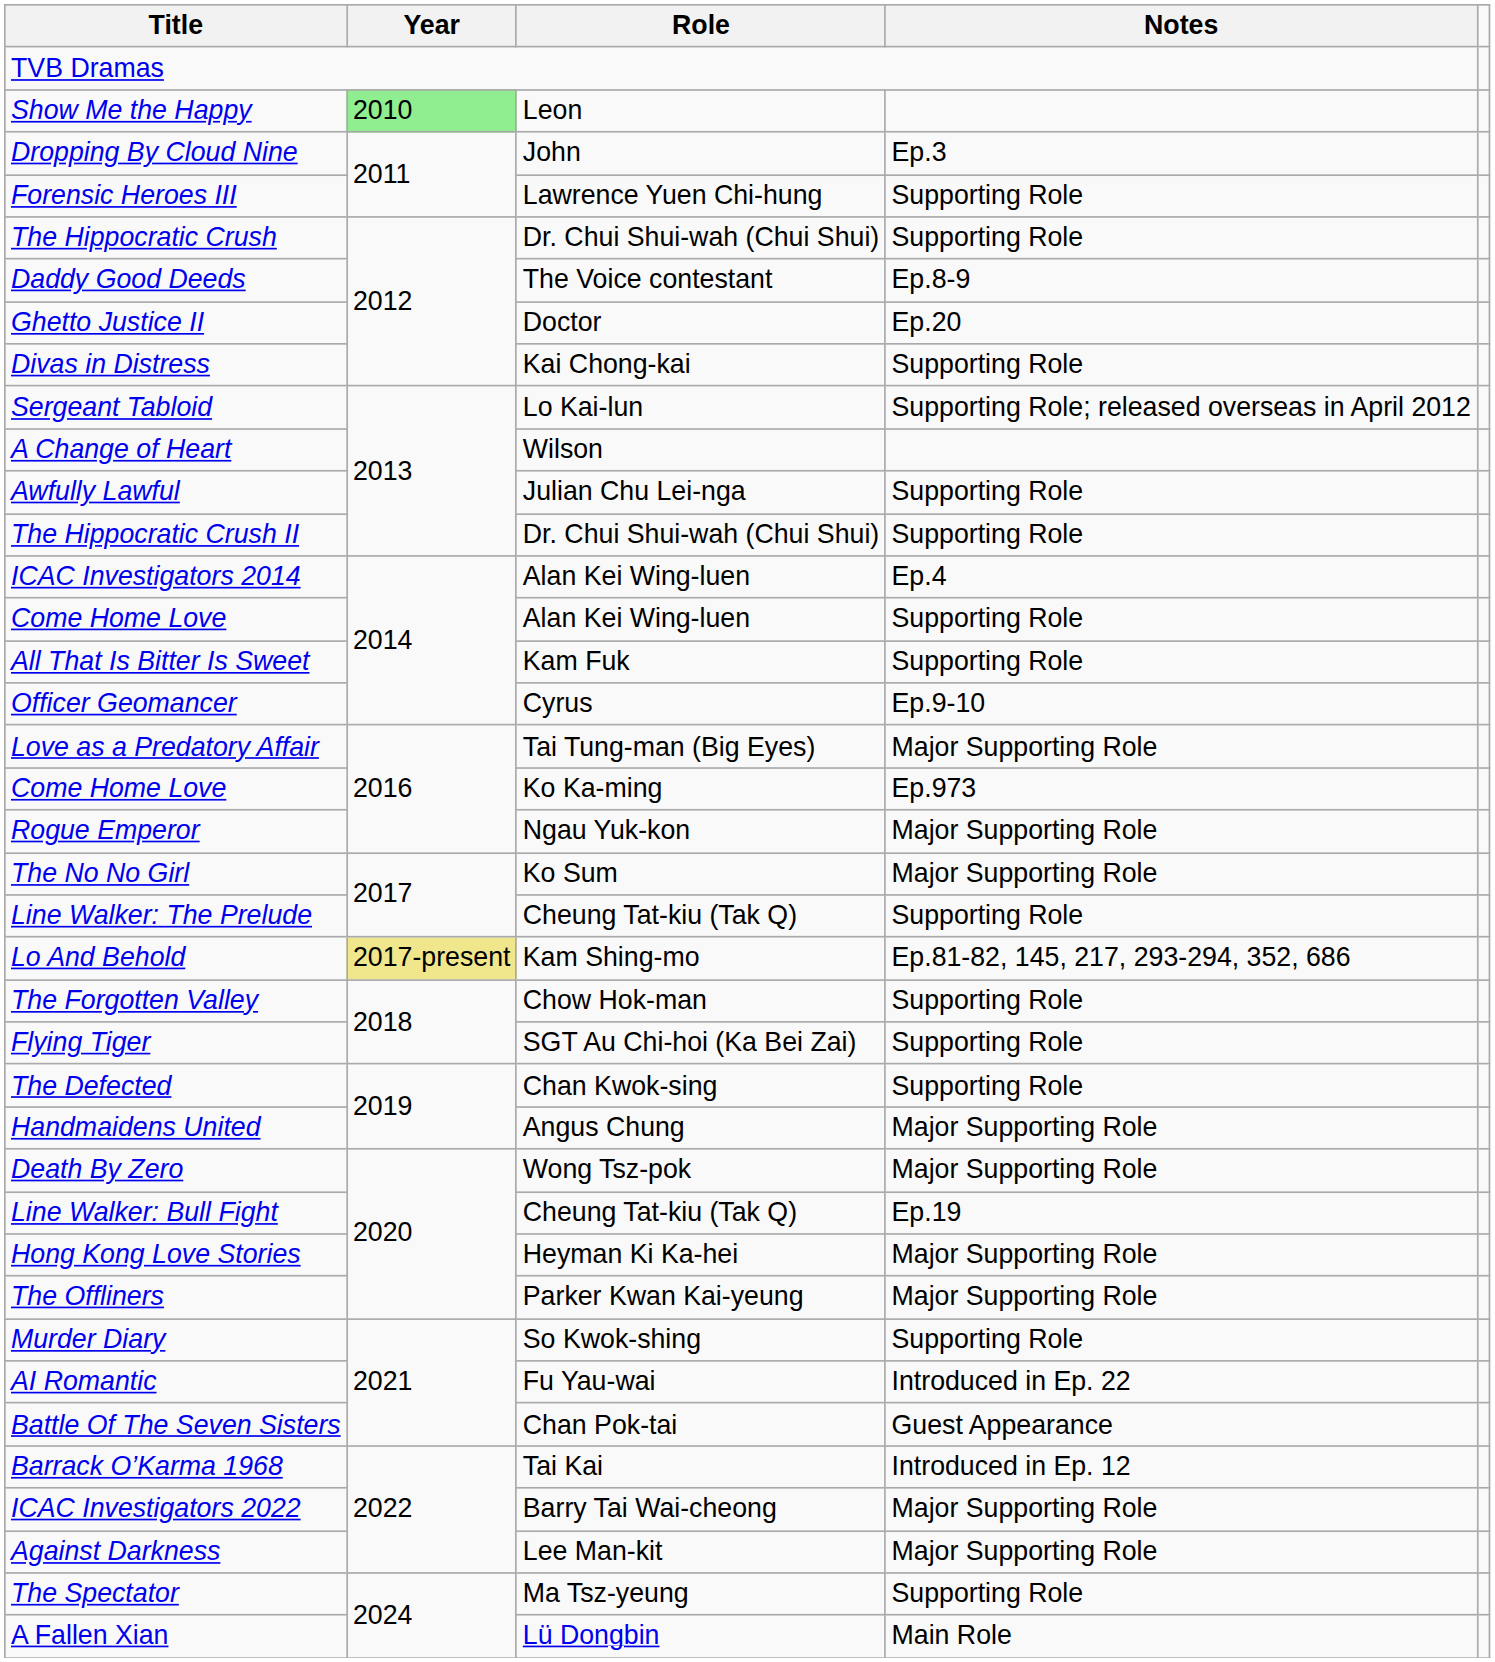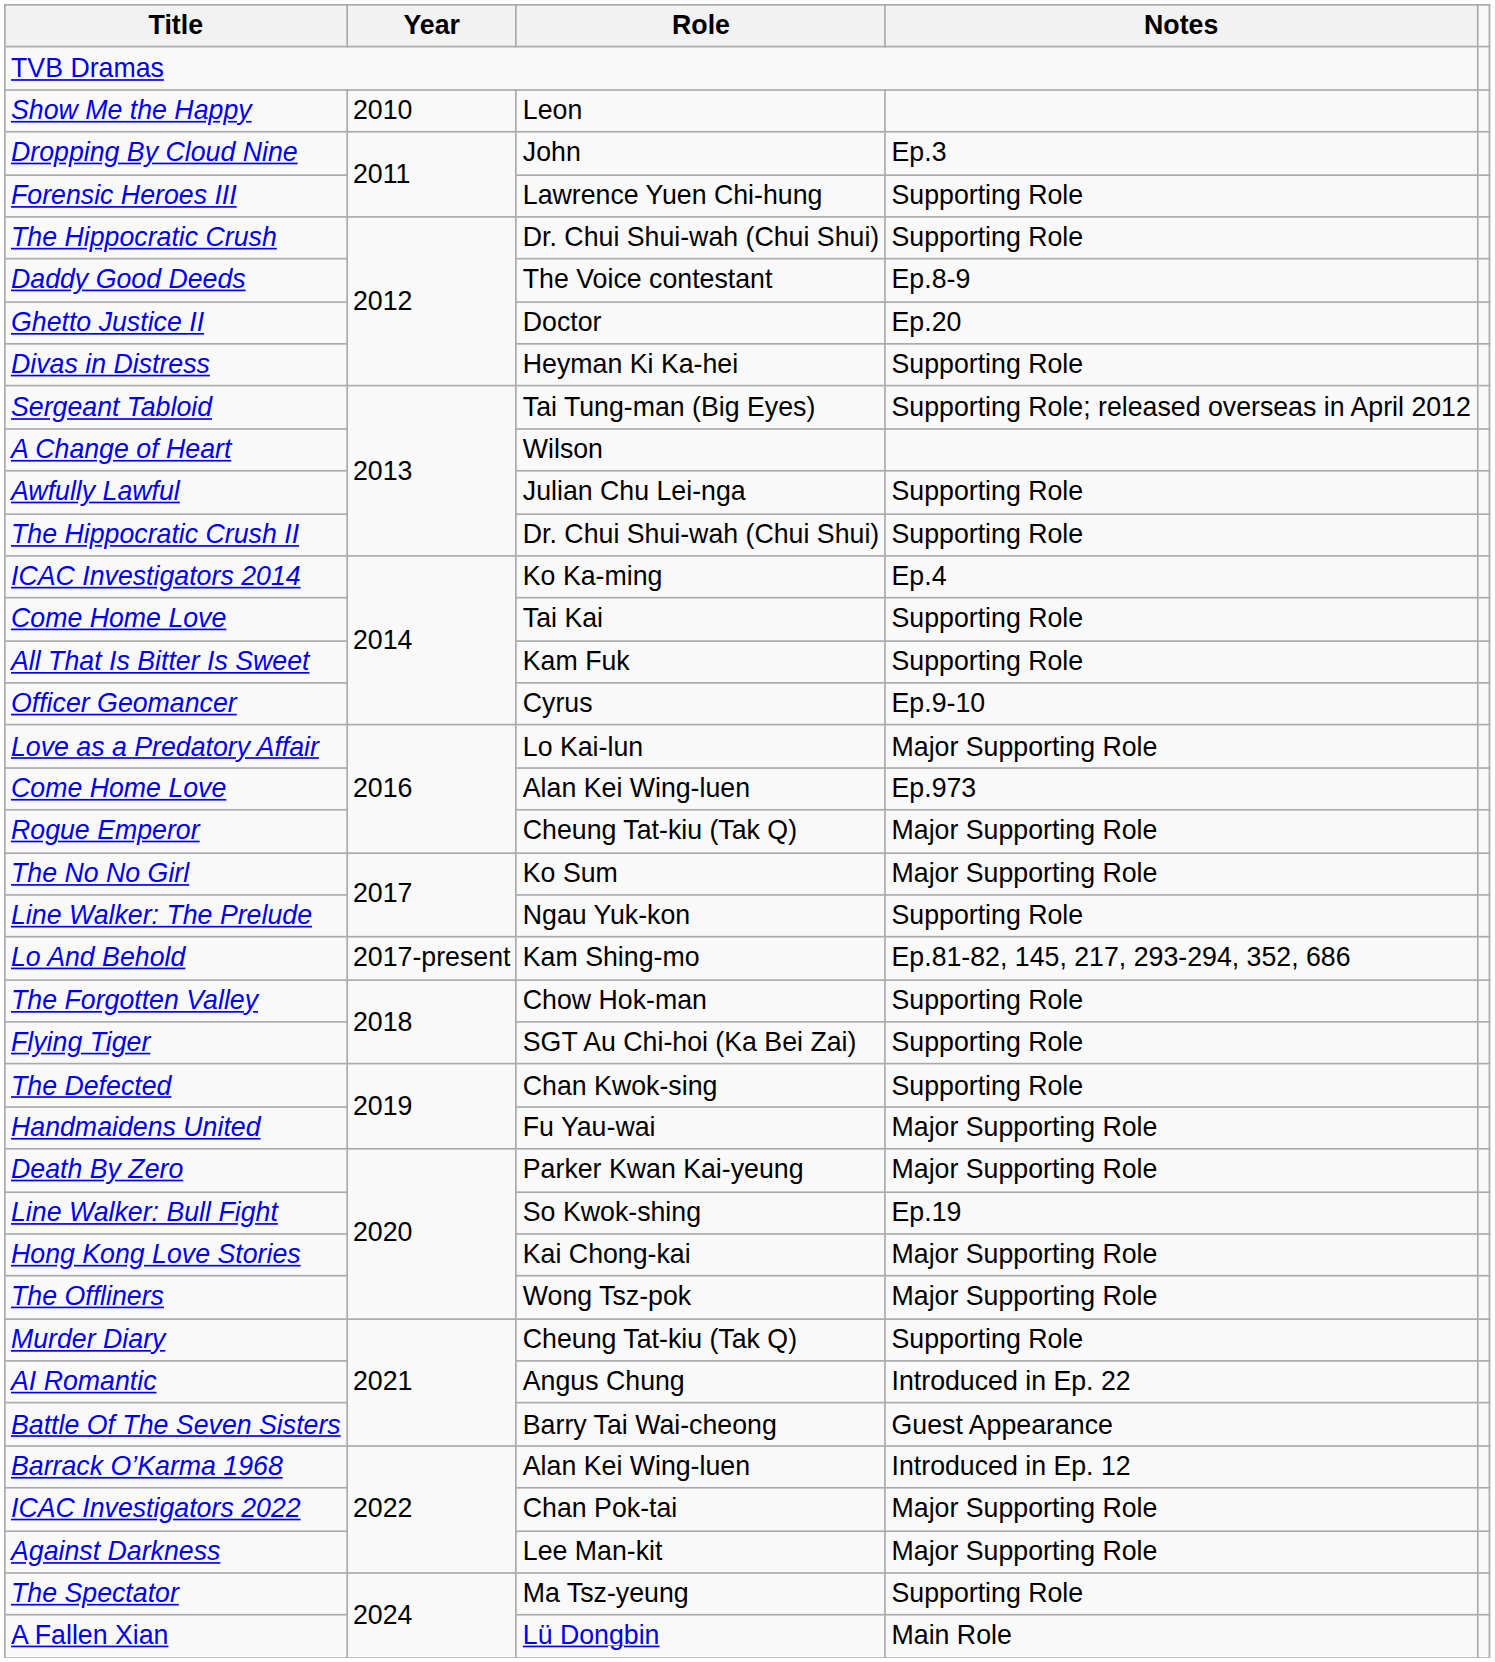(383, 110) lightgreen background -> (383, 110) no background
(607, 364) Kai Chong-kai -> (630, 364) Heyman Ki Ka-hei
(583, 407) Lo Kai-lun -> (669, 407) Tai Tung-man (Big Eyes)
(636, 576) Alan Kei Wing-luen -> (593, 576) Ko Ka-ming
(636, 618) Alan Kei Wing-luen -> (563, 618) Tai Kai
(669, 746) Tai Tung-man (Big Eyes) -> (583, 746) Lo Kai-lun
(593, 788) Ko Ka-ming -> (636, 788) Alan Kei Wing-luen
(606, 830) Ngau Yuk-kon -> (660, 830) Cheung Tat-kiu (Tak Q)
(660, 915) Cheung Tat-kiu (Tak Q) -> (606, 915) Ngau Yuk-kon
(432, 957) khaki background -> (432, 957) no background
(604, 1127) Angus Chung -> (589, 1127) Fu Yau-wai
(607, 1169) Wong Tsz-pok -> (663, 1169) Parker Kwan Kai-yeung
(660, 1212) Cheung Tat-kiu (Tak Q) -> (612, 1212) So Kwok-shing
(630, 1254) Heyman Ki Ka-hei -> (607, 1254) Kai Chong-kai
(663, 1296) Parker Kwan Kai-yeung -> (607, 1296) Wong Tsz-pok
(612, 1339) So Kwok-shing -> (660, 1339) Cheung Tat-kiu (Tak Q)
(589, 1381) Fu Yau-wai -> (604, 1381) Angus Chung
(600, 1424) Chan Pok-tai -> (650, 1424) Barry Tai Wai-cheong
(563, 1466) Tai Kai -> (636, 1466) Alan Kei Wing-luen
(650, 1508) Barry Tai Wai-cheong -> (600, 1508) Chan Pok-tai
